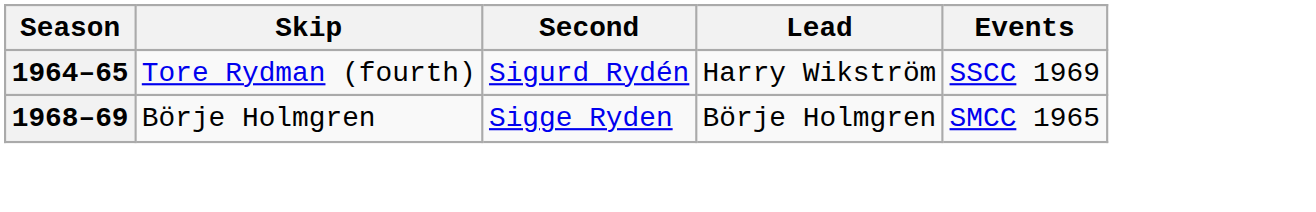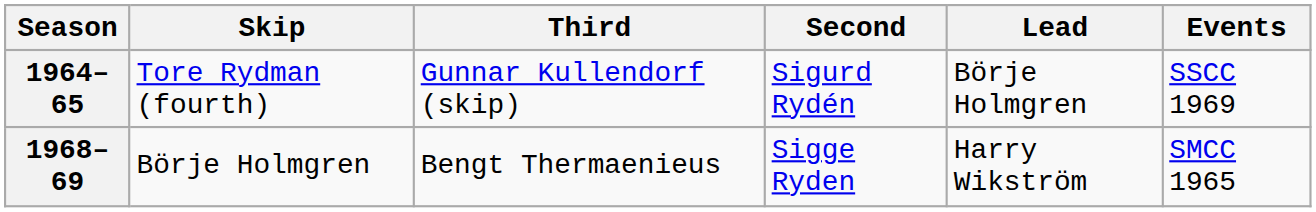+ column: (590, 28)
(819, 73) Harry Wikström -> (1021, 89) Börje Holmgren
(819, 118) Börje Holmgren -> (1021, 167) Harry Wikström
